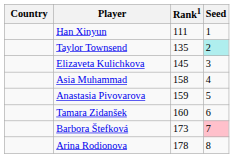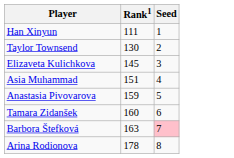- column: (29, 13)
(181, 47) 135 -> (131, 47) 130
(208, 47) paleturquoise background -> (159, 47) no background
(181, 80) 158 -> (131, 80) 151
(181, 129) 173 -> (131, 129) 163
